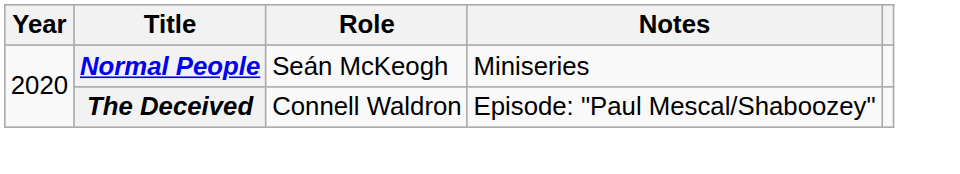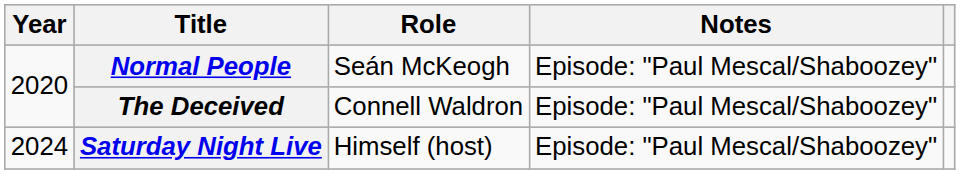(531, 65) Miniseries -> (736, 65) Episode: "Paul Mescal/Shaboozey"
+ row: (201, 147)
